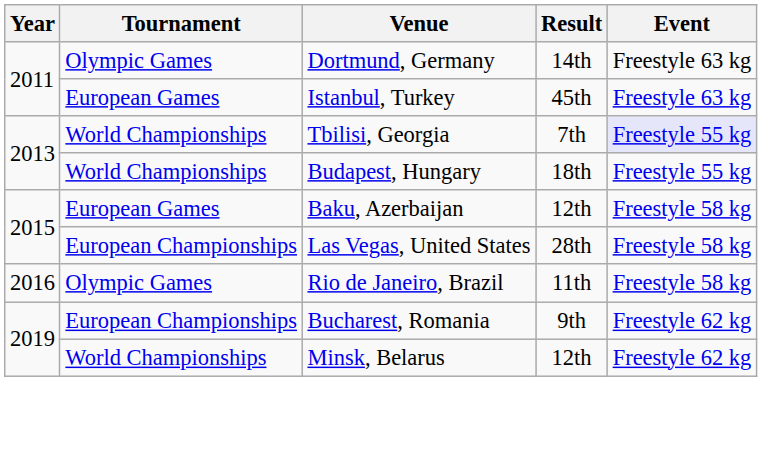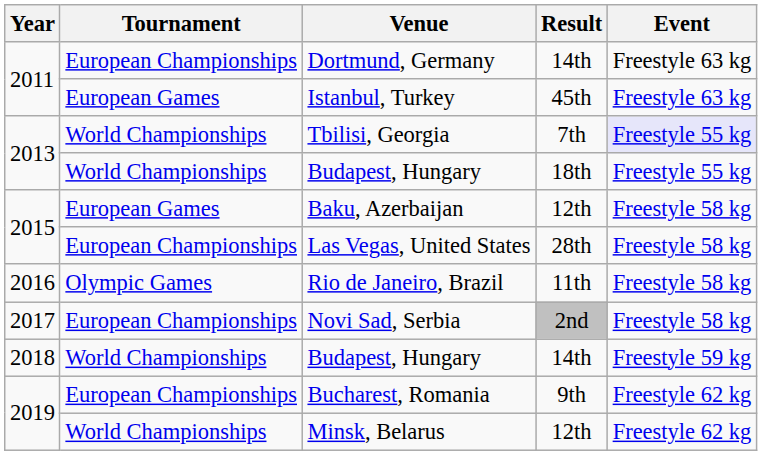(139, 60) Olympic Games -> (181, 60) European Championships
+ row: (384, 319)
+ row: (394, 357)
